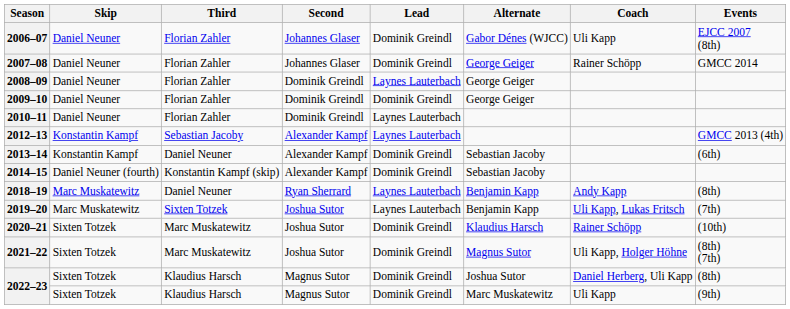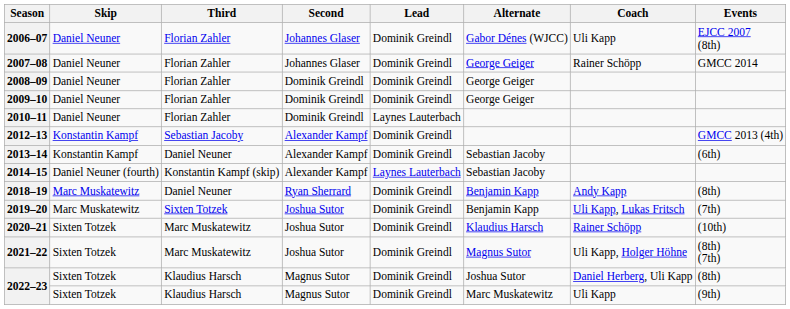(417, 81) Laynes Lauterbach -> (412, 81) Dominik Greindl
(417, 136) Laynes Lauterbach -> (412, 136) Dominik Greindl
(412, 172) Dominik Greindl -> (417, 172) Laynes Lauterbach
(417, 191) Laynes Lauterbach -> (412, 191) Dominik Greindl
(417, 209) Laynes Lauterbach -> (412, 209) Dominik Greindl
